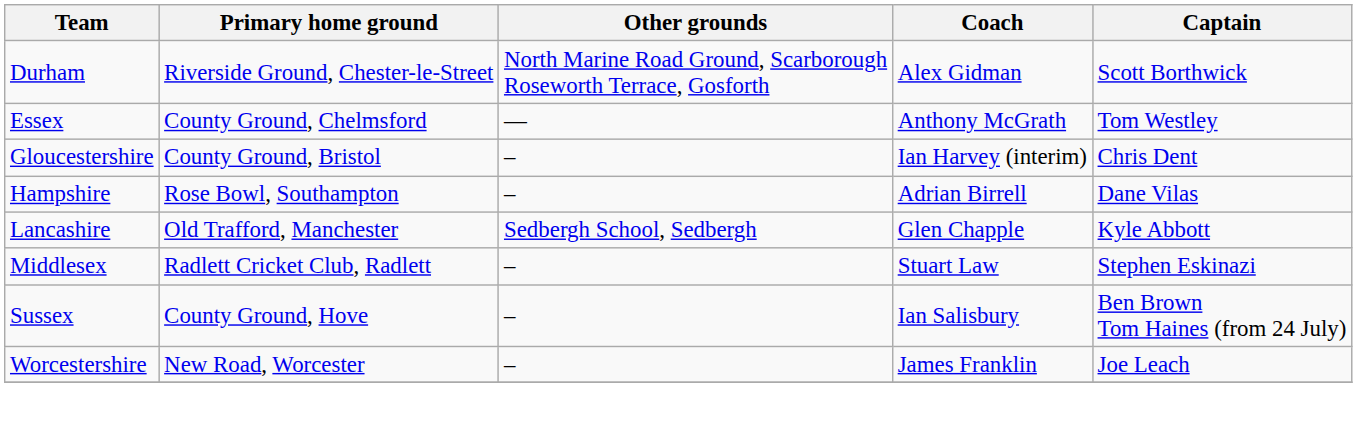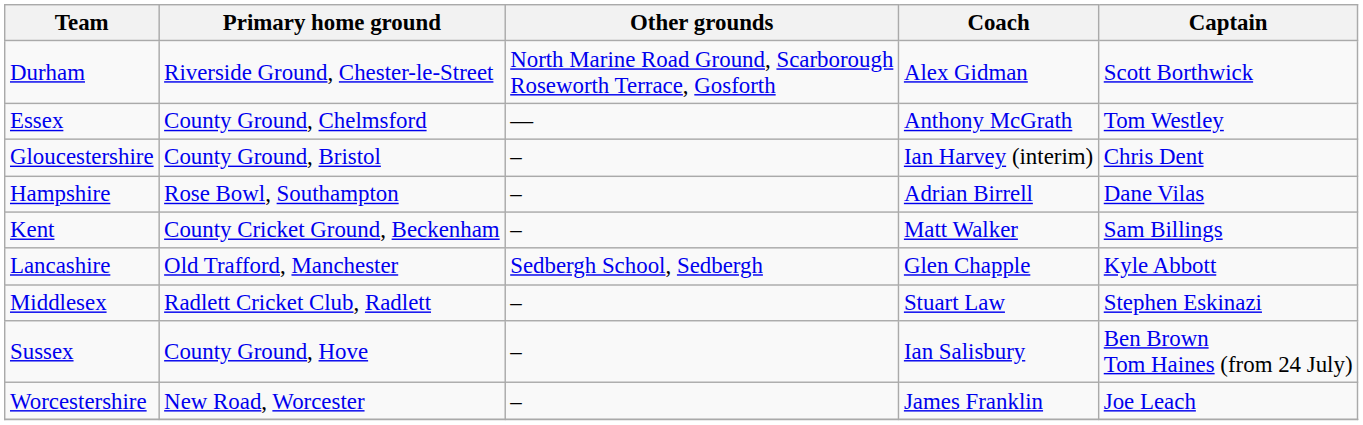+ row: (32, 229)
